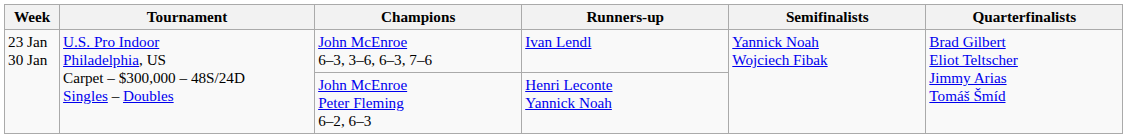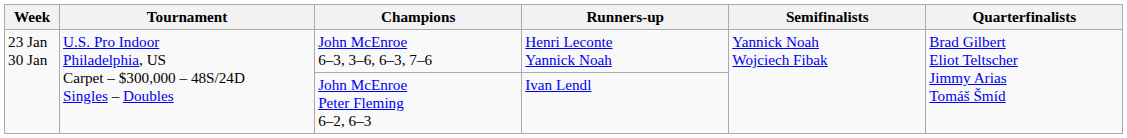(558, 42) Ivan Lendl -> (569, 51) Henri Leconte Yannick Noah
(569, 94) Henri Leconte Yannick Noah -> (558, 85) Ivan Lendl
